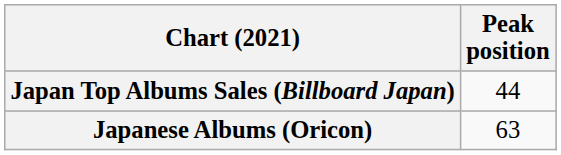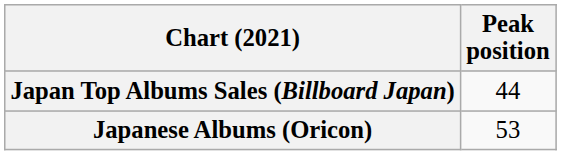(508, 129) 63 -> (508, 129) 53
